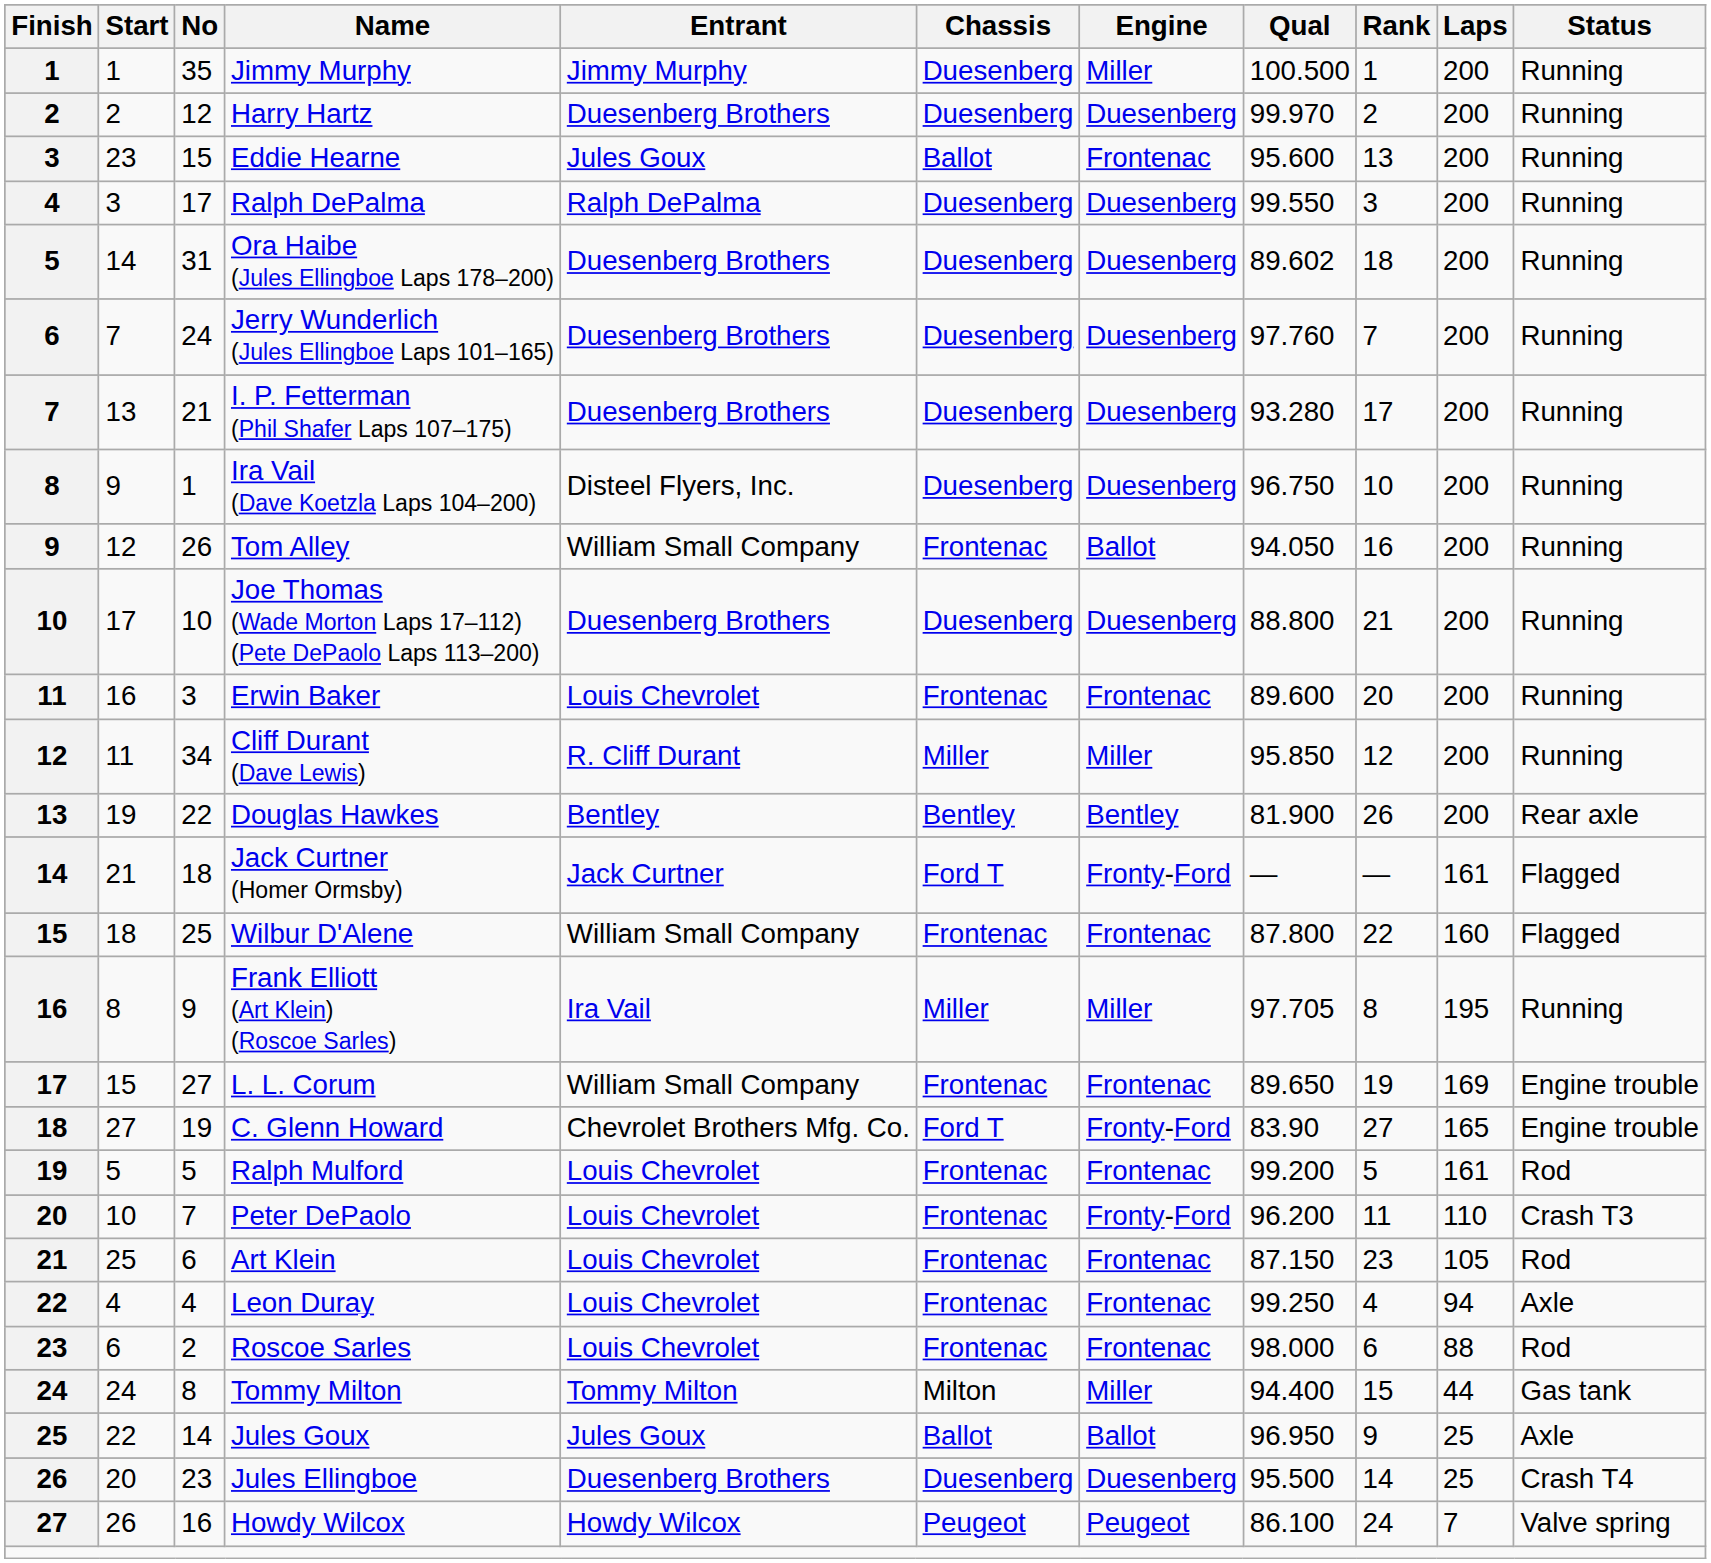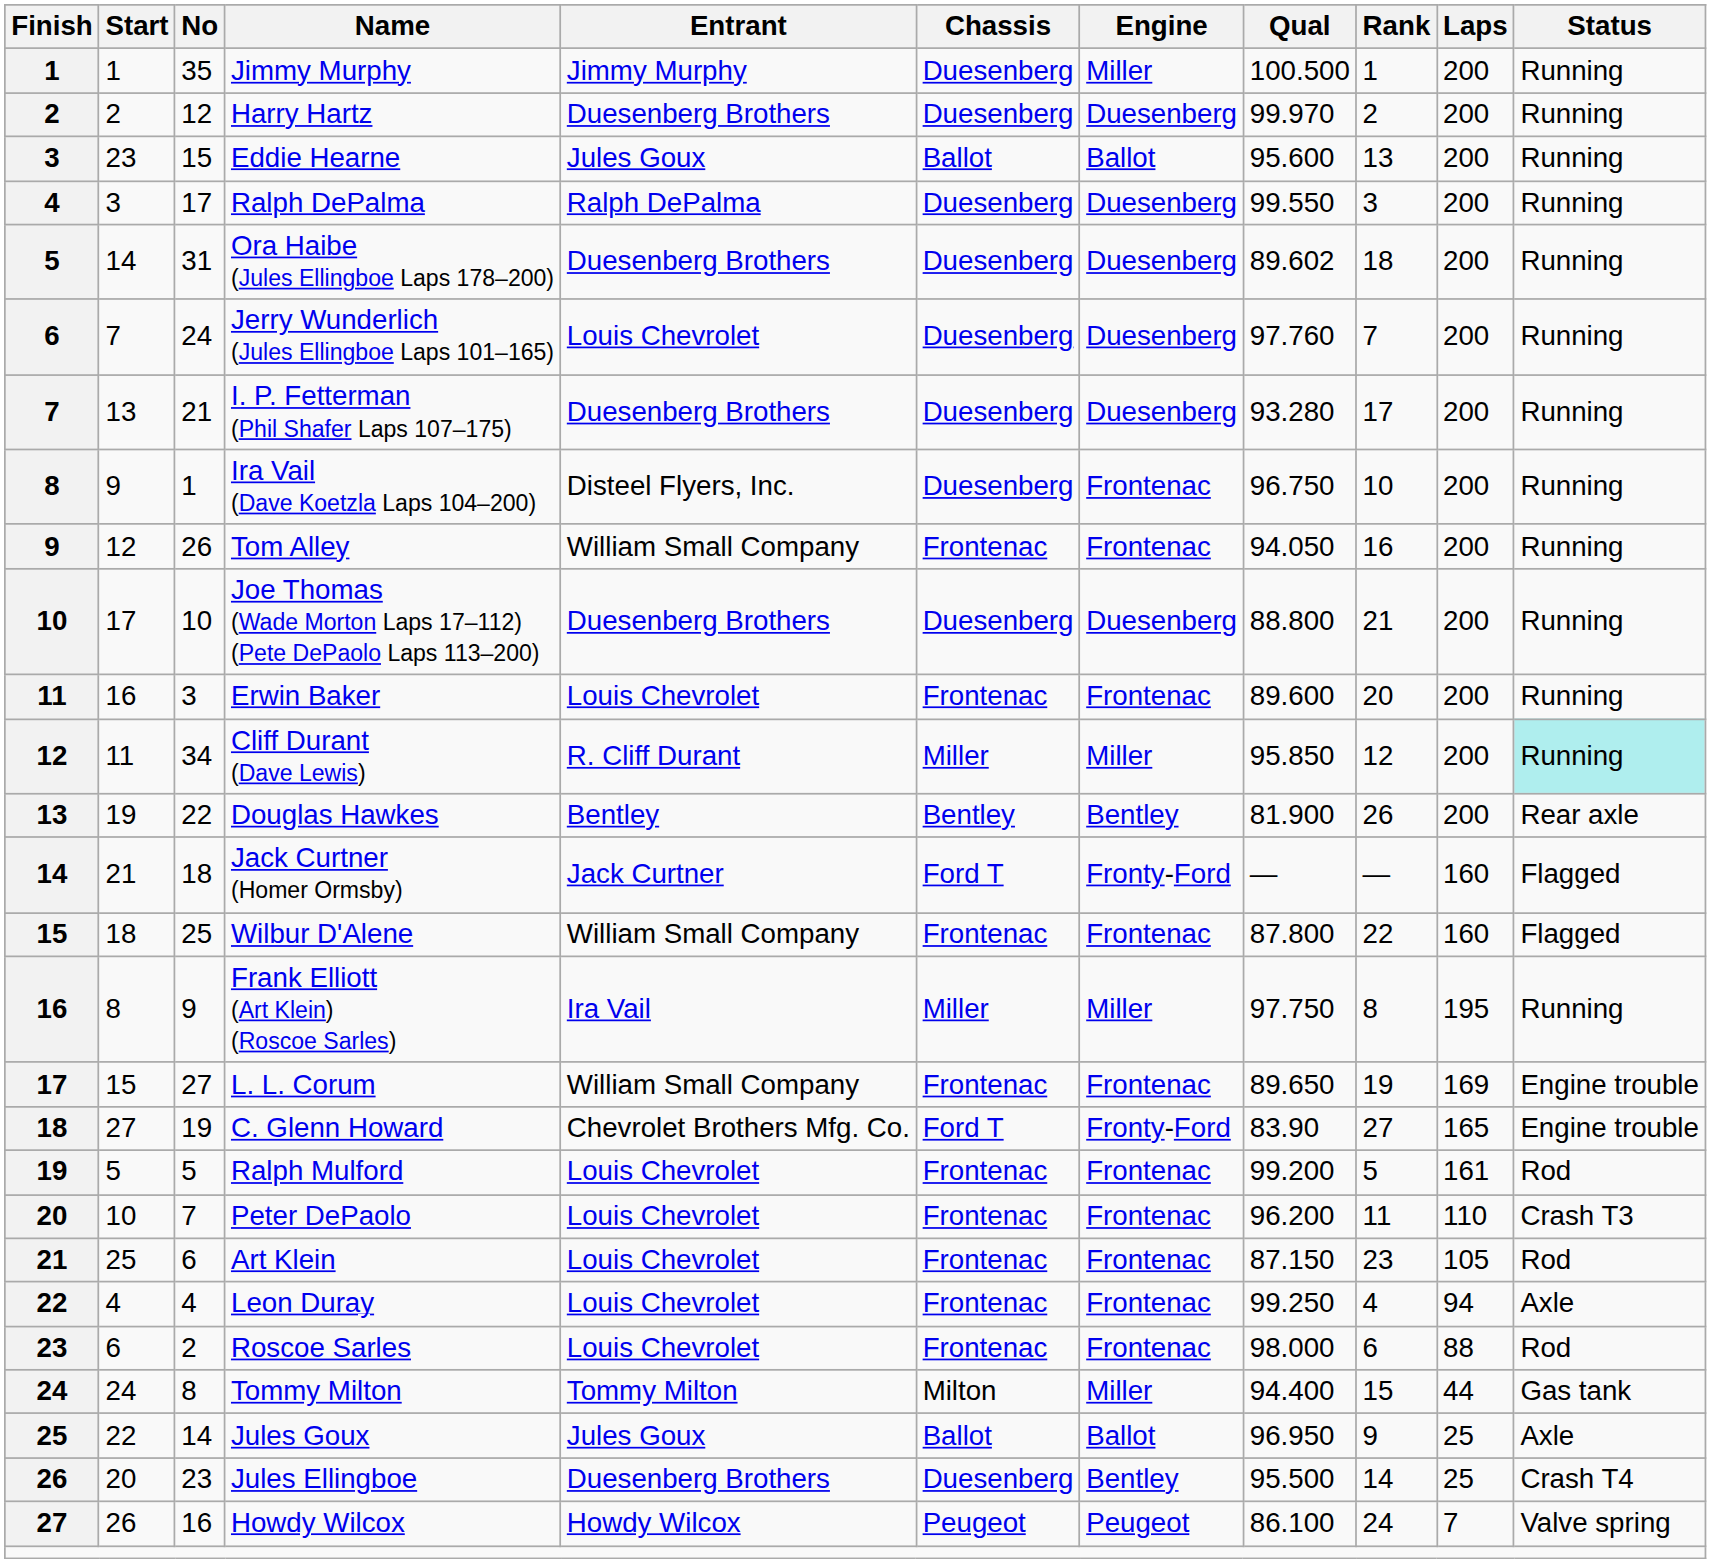(1149, 158) Frontenac -> (1121, 158) Ballot
(698, 336) Duesenberg Brothers -> (663, 336) Louis Chevrolet
(1162, 486) Duesenberg -> (1149, 486) Frontenac
(1121, 546) Ballot -> (1149, 546) Frontenac
(1572, 755) no background -> (1572, 755) paleturquoise background
(1466, 874) 161 -> (1466, 874) 160
(1292, 1009) 97.705 -> (1292, 1009) 97.750
(1158, 1215) Fronty-Ford -> (1149, 1215) Frontenac
(1162, 1479) Duesenberg -> (1132, 1479) Bentley
